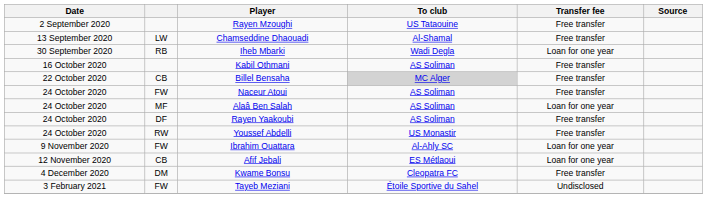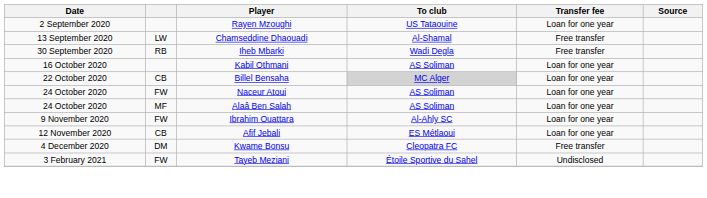(580, 24) Free transfer -> (580, 24) Loan for one year
(580, 51) Loan for one year -> (580, 51) Free transfer
(580, 65) Free transfer -> (580, 65) Loan for one year
(580, 78) Free transfer -> (580, 78) Loan for one year
(580, 92) Free transfer -> (580, 92) Loan for one year
- row: (262, 119)
- row: (262, 132)
